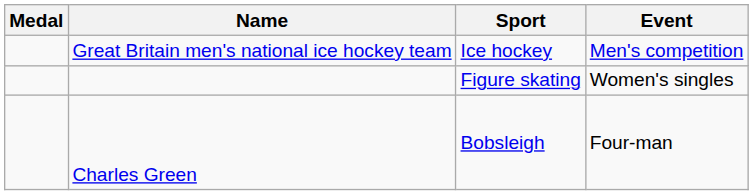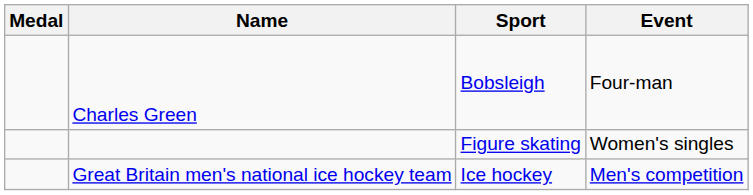rows swapped: (262, 50) <-> (135, 175)
